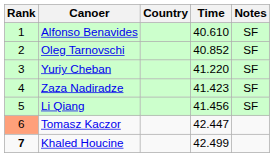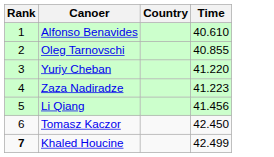- column: (251, 13)
(211, 50) 40.852 -> (211, 50) 40.855
(211, 87) 41.423 -> (211, 87) 41.223
(21, 124) lightsalmon background -> (21, 124) no background
(211, 124) 42.447 -> (211, 124) 42.450
